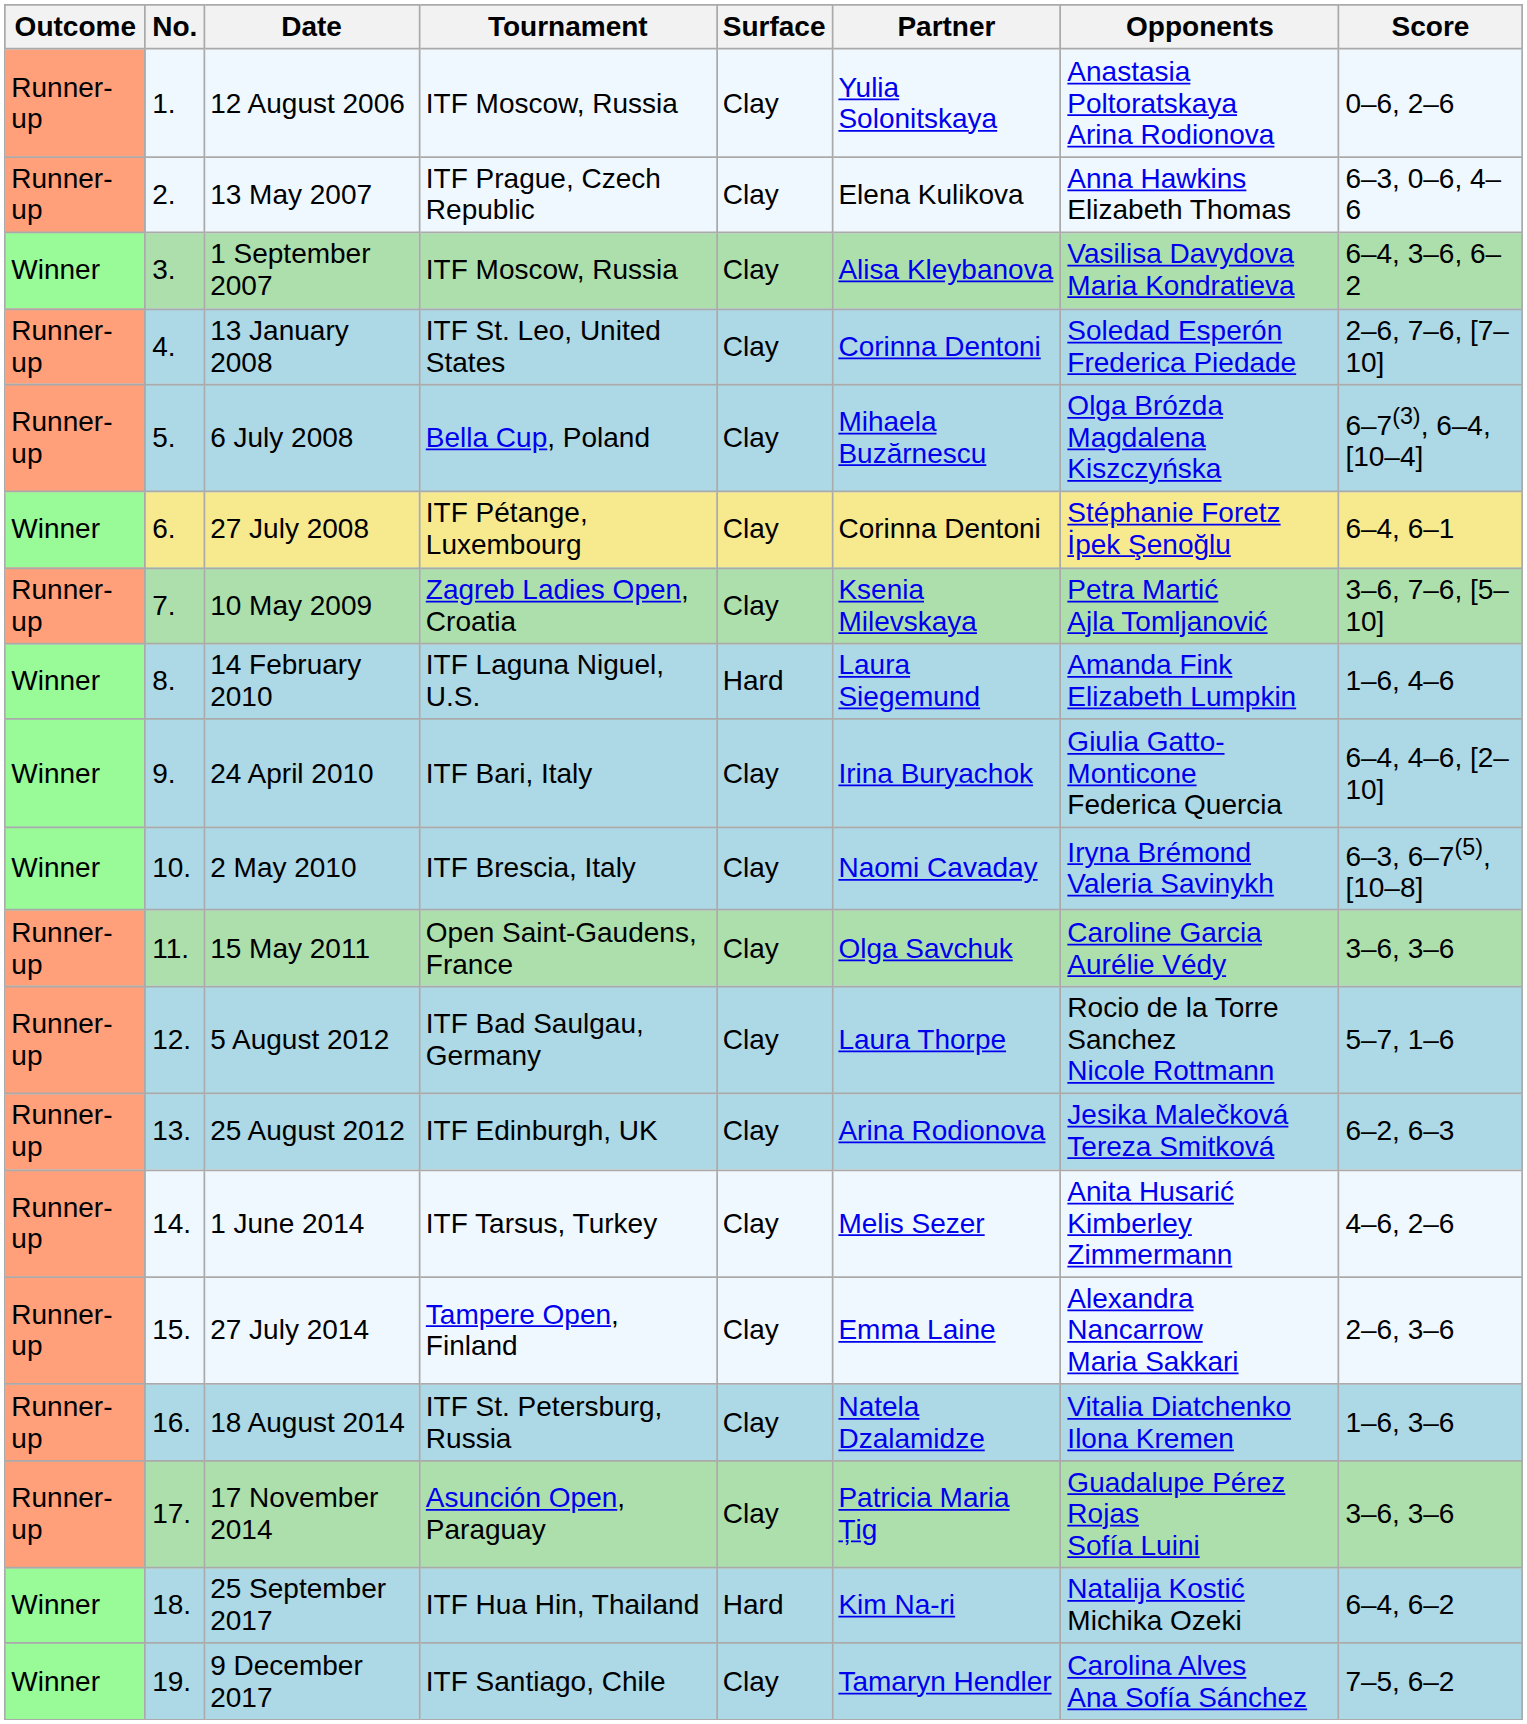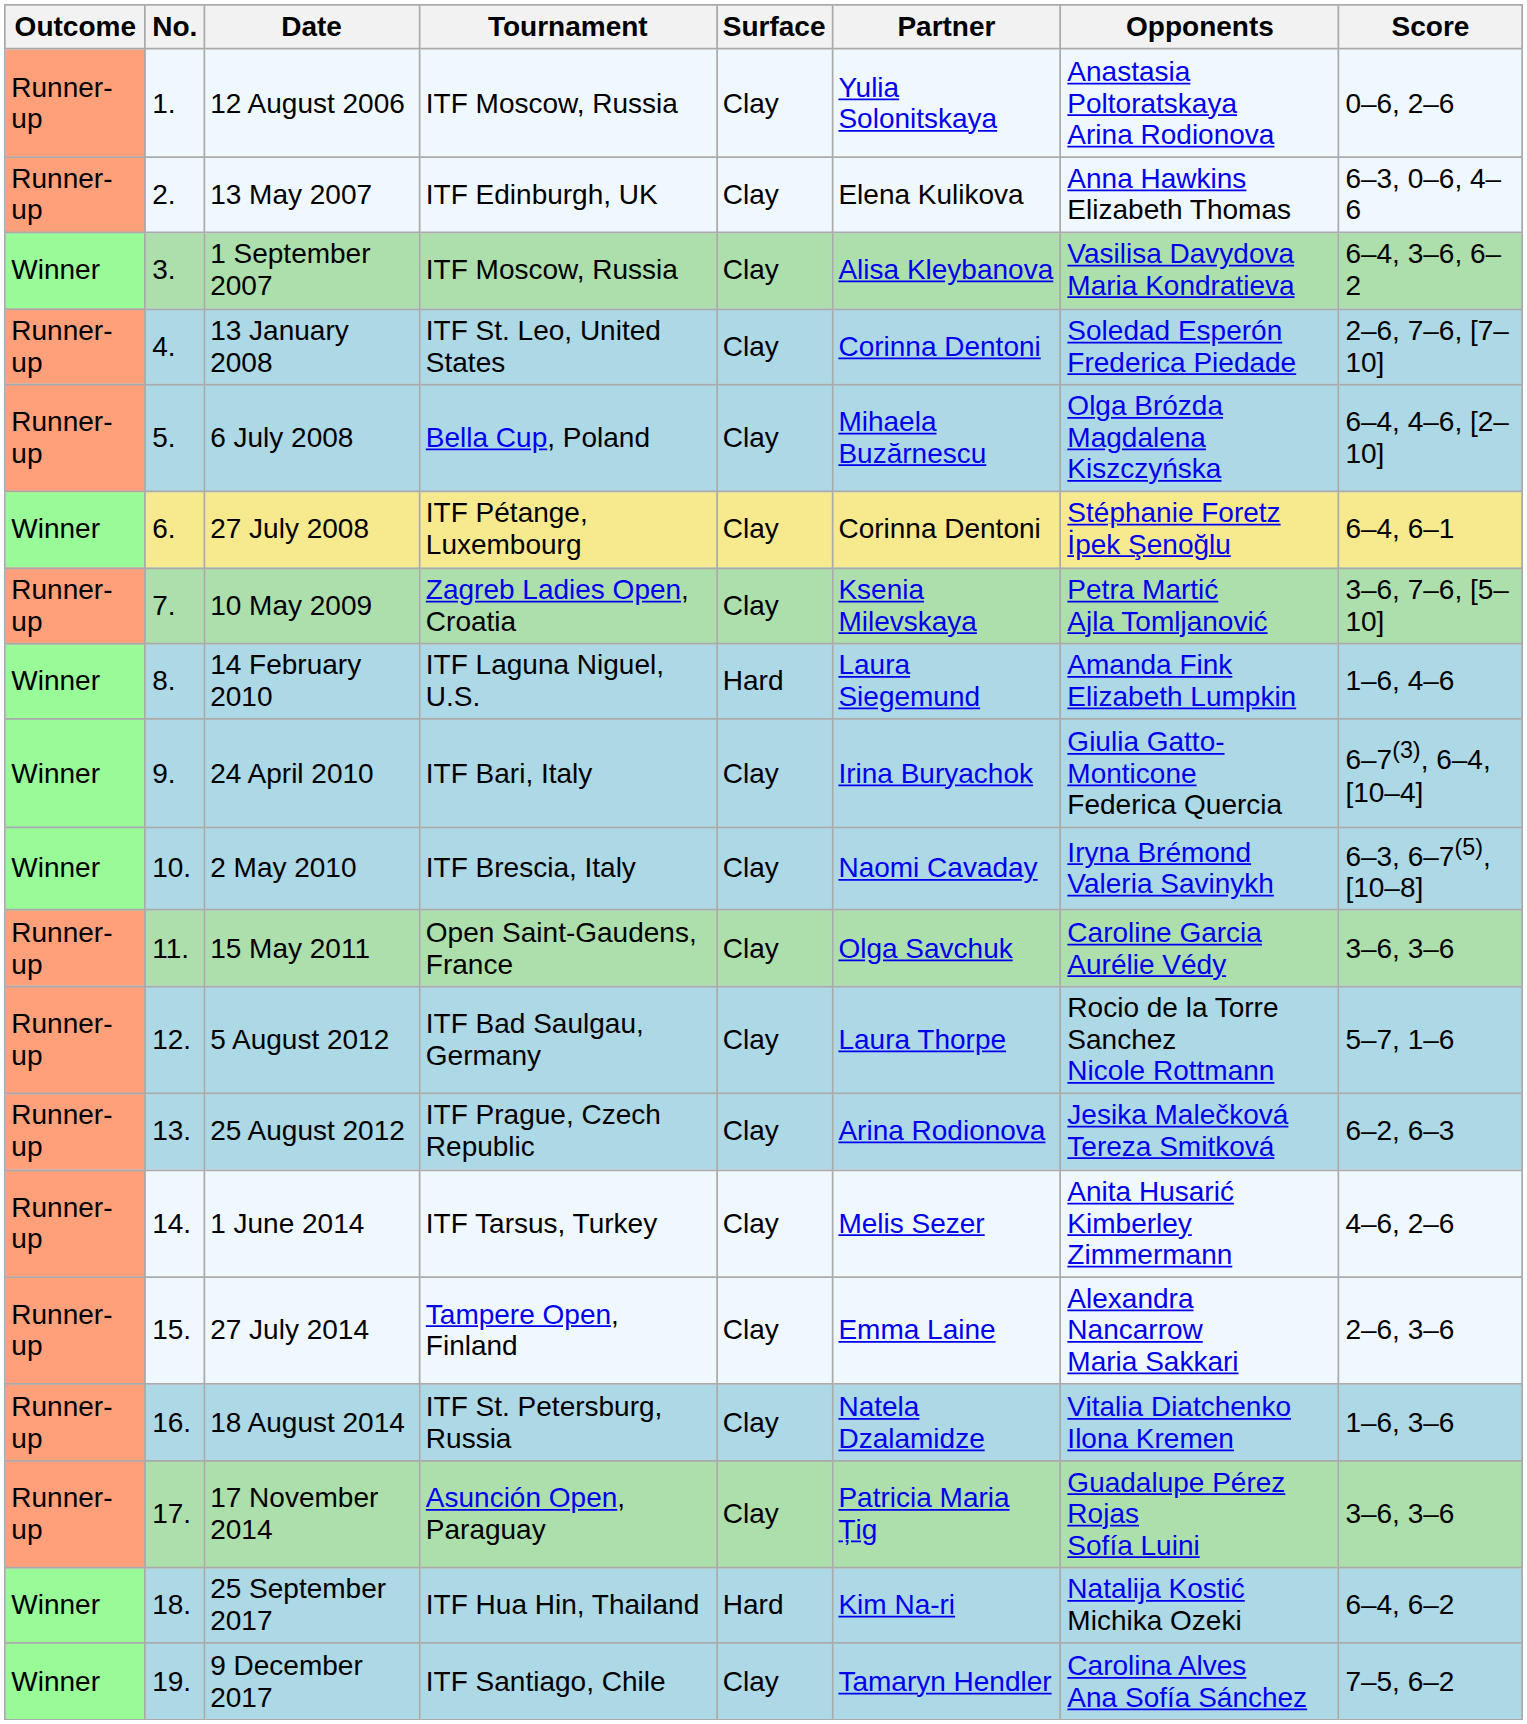(543, 194) ITF Prague, Czech Republic -> (542, 194) ITF Edinburgh, UK
(1418, 437) 6–7(3), 6–4, [10–4] -> (1427, 437) 6–4, 4–6, [2–10]
(1427, 772) 6–4, 4–6, [2–10] -> (1418, 772) 6–7(3), 6–4, [10–4]
(542, 1131) ITF Edinburgh, UK -> (543, 1131) ITF Prague, Czech Republic
